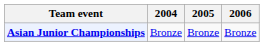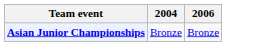- column: (203, 14)
